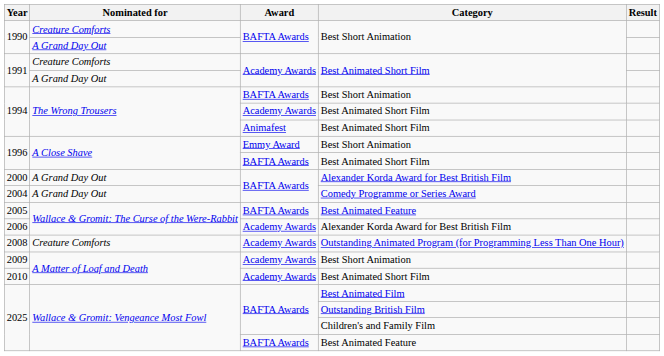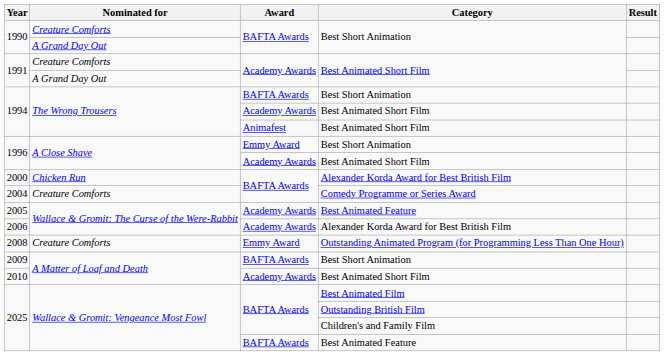(276, 161) BAFTA Awards -> (279, 161) Academy Awards
(69, 177) A Grand Day Out -> (59, 177) Chicken Run
(69, 194) A Grand Day Out -> (71, 194) Creature Comforts
(276, 210) BAFTA Awards -> (279, 210) Academy Awards
(279, 243) Academy Awards -> (271, 243) Emmy Award
(279, 260) Academy Awards -> (276, 260) BAFTA Awards
